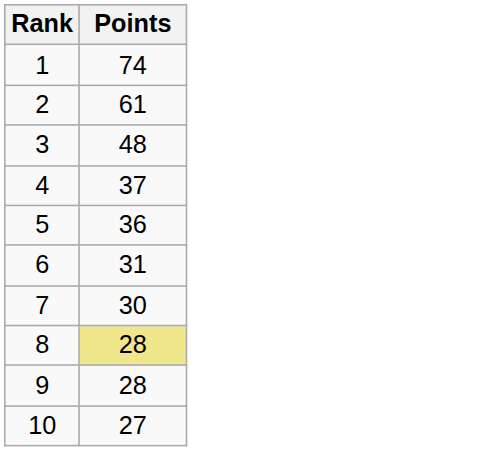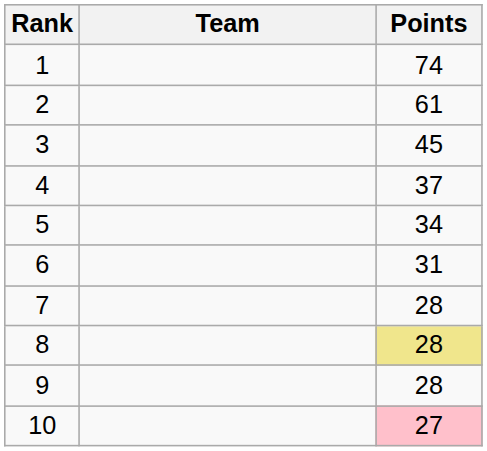+ column: (228, 24)
(133, 144) 48 -> (429, 144) 45
(133, 225) 36 -> (429, 225) 34
(133, 305) 30 -> (429, 305) 28
(133, 425) no background -> (429, 425) pink background
